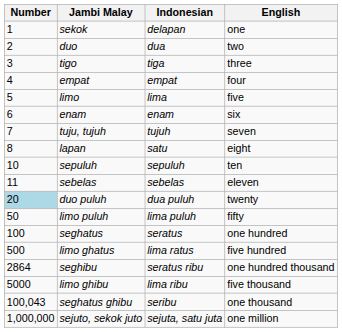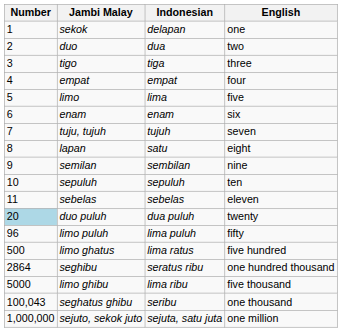+ row: (78, 166)
(13, 217) 50 -> (13, 234) 96
- row: (81, 234)
